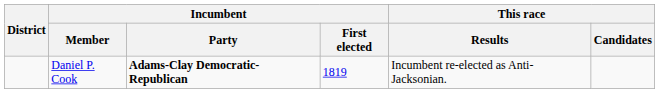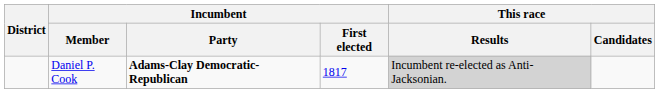(335, 72) 1819 -> (335, 72) 1817
(462, 72) no background -> (462, 72) lightgrey background
